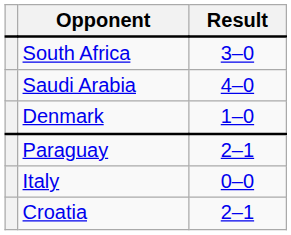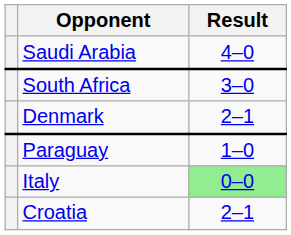rows swapped: (76, 53) <-> (79, 85)
(237, 116) 1–0 -> (237, 116) 2–1
(237, 149) 2–1 -> (237, 149) 1–0
(237, 181) no background -> (237, 181) lightgreen background
